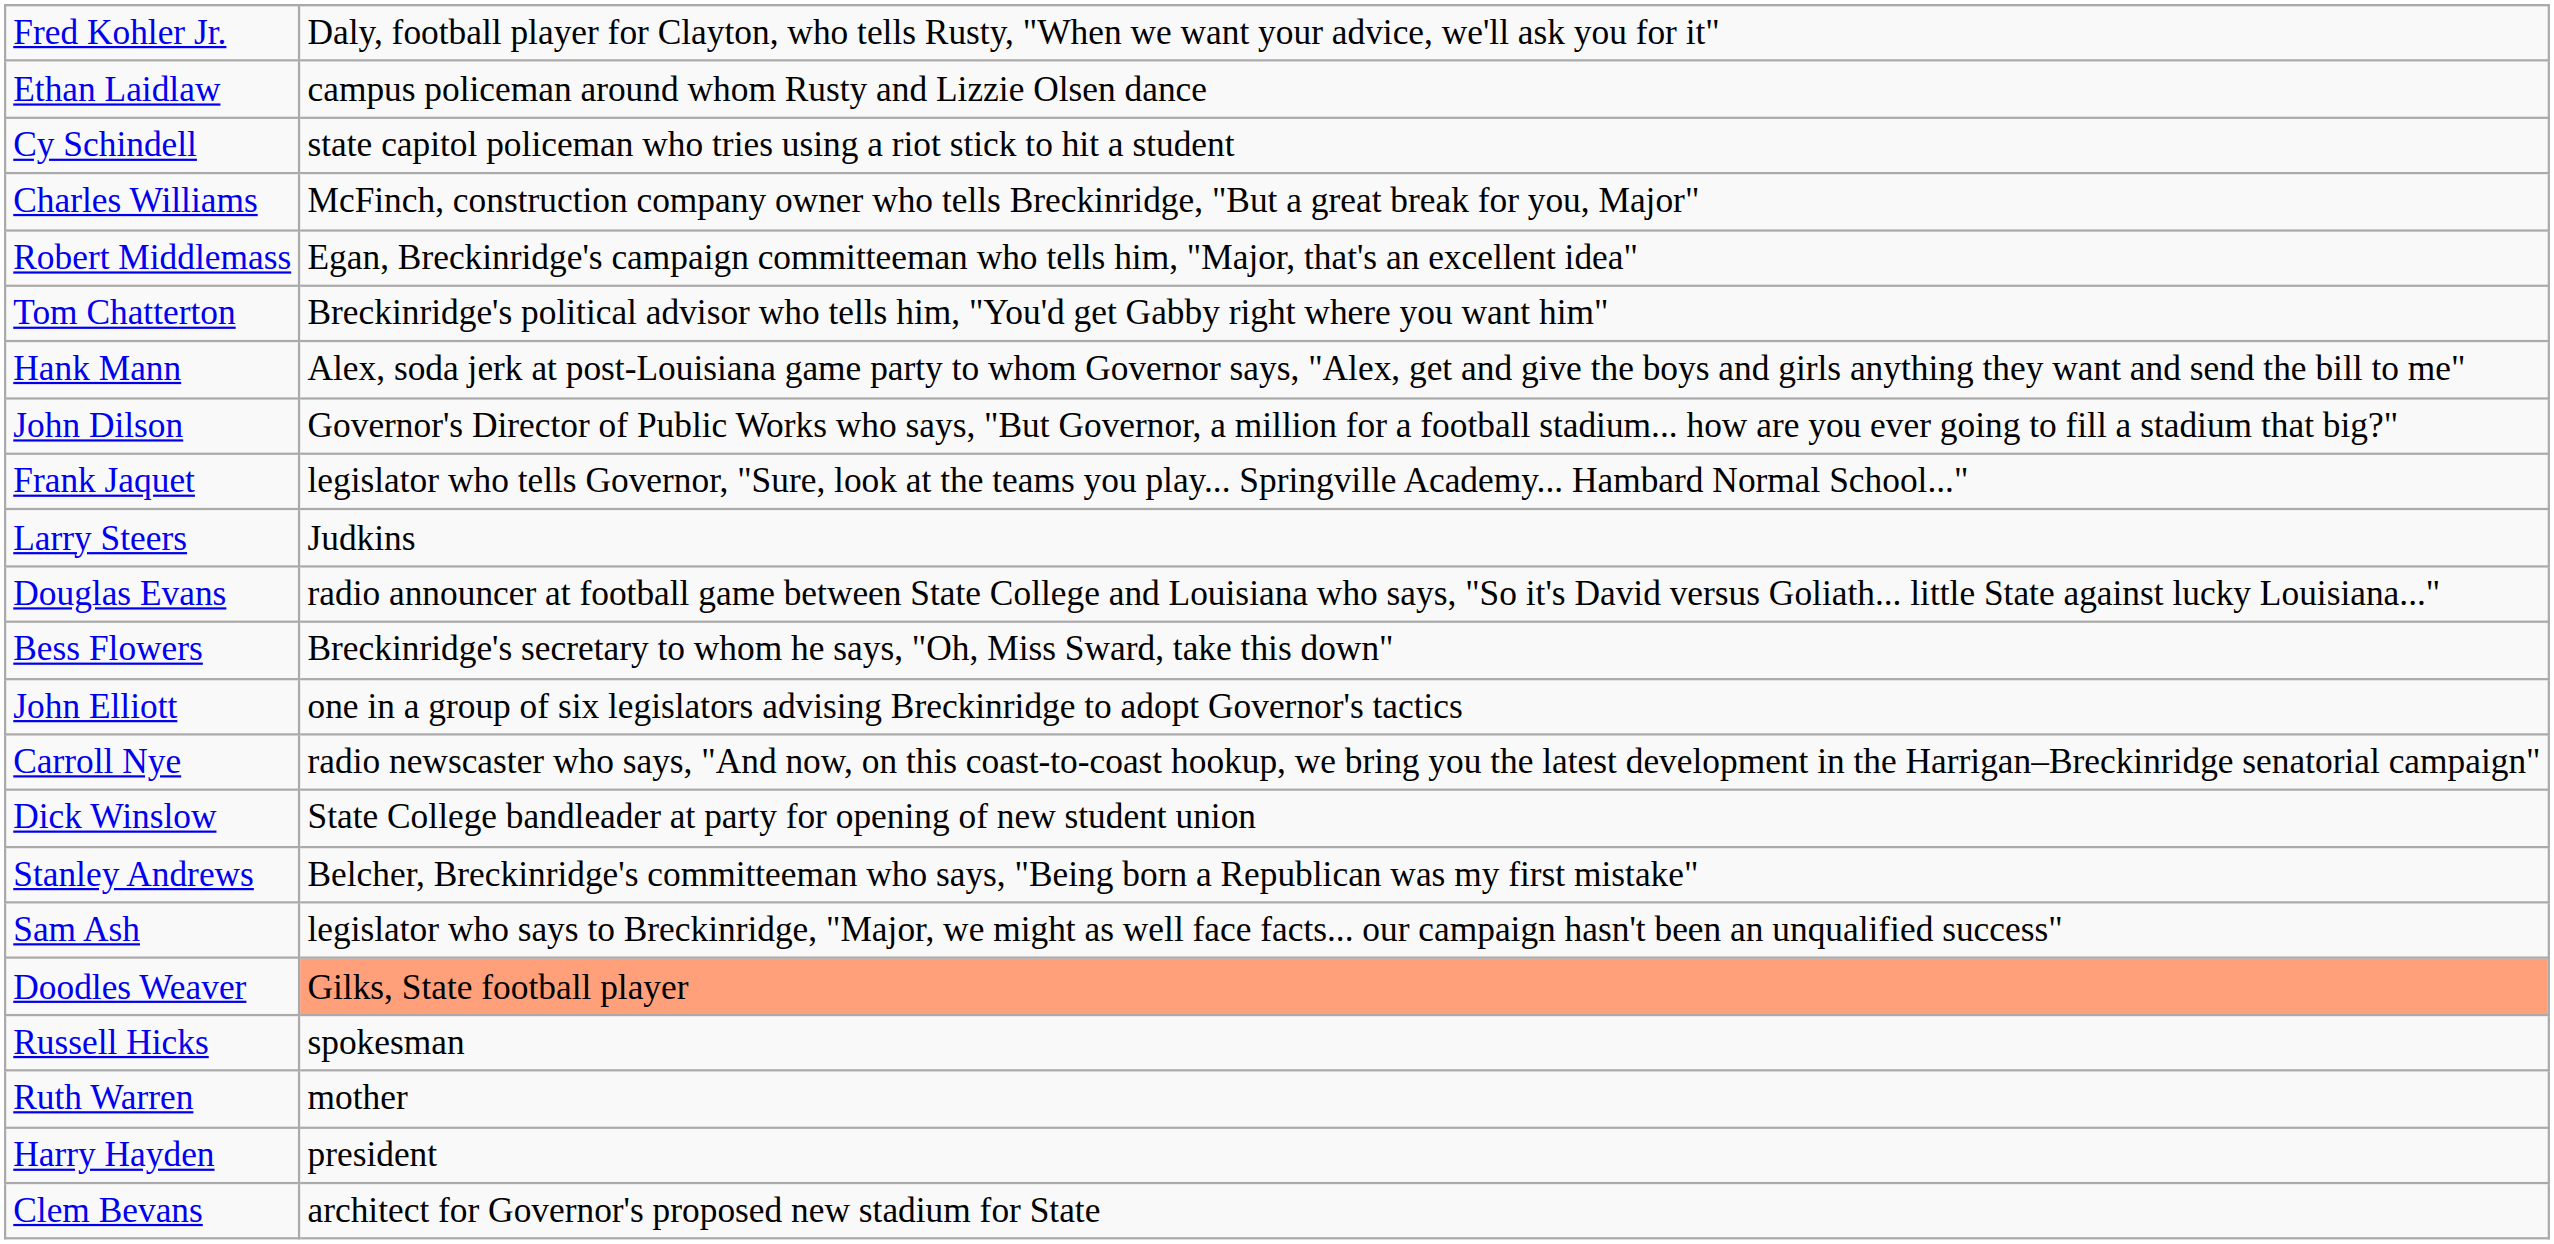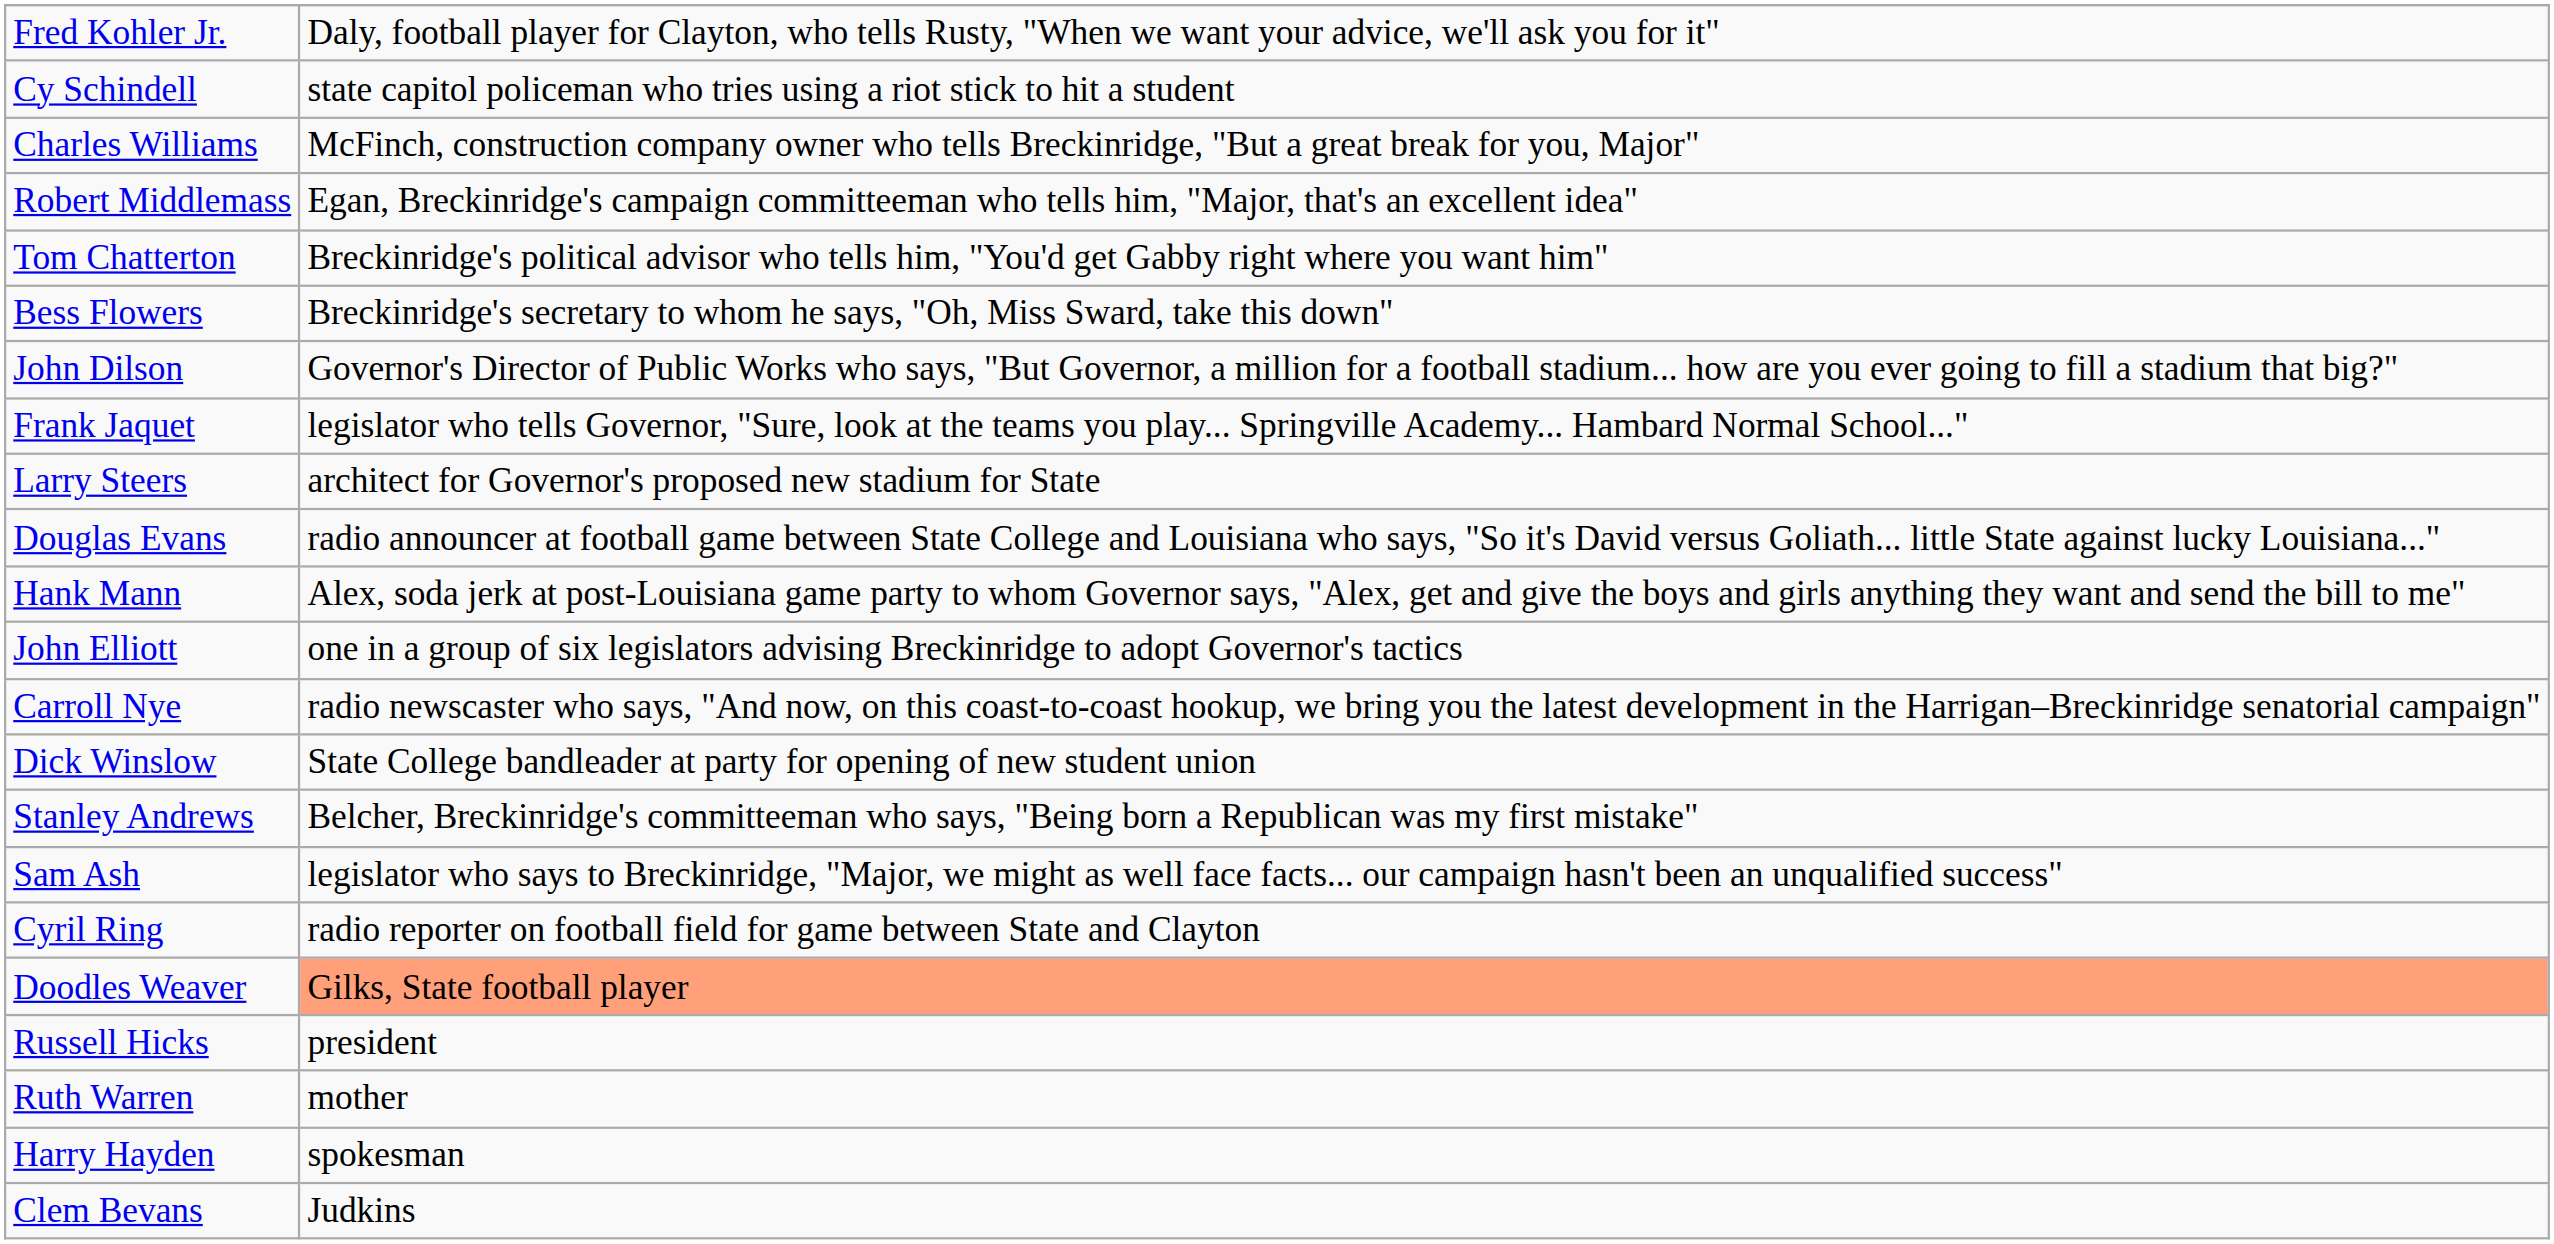- row: (117, 88)
rows swapped: (108, 649) <-> (97, 369)
(362, 537) Judkins -> (704, 481) architect for Governor's proposed new stadium for State
+ row: (88, 929)
(386, 1041) spokesman -> (372, 1041) president
(372, 1154) president -> (386, 1154) spokesman
(704, 1210) architect for Governor's proposed new stadium for State -> (362, 1210) Judkins
